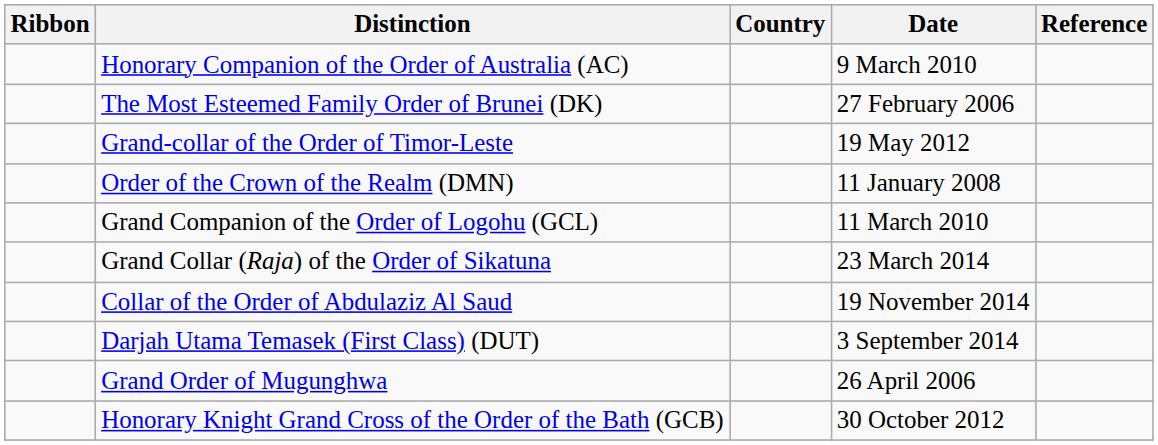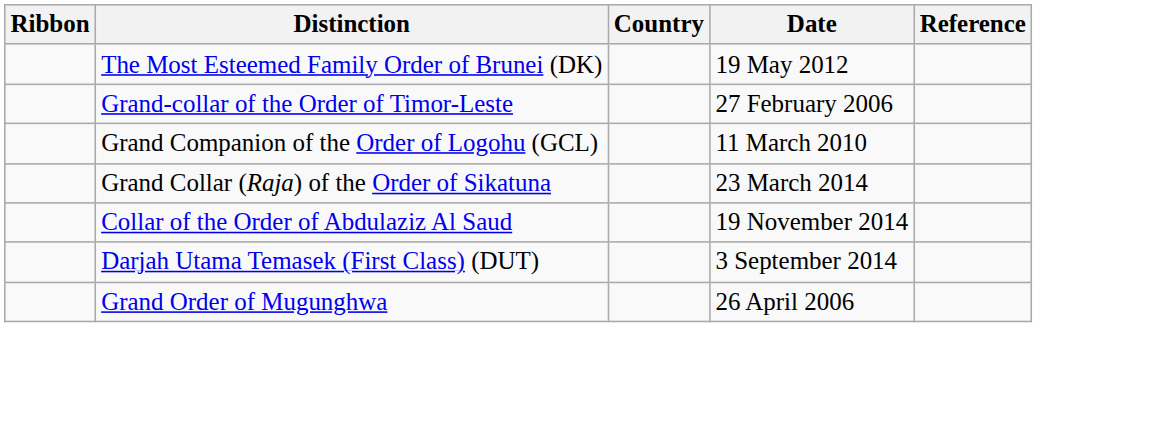- row: (365, 63)
(926, 103) 27 February 2006 -> (782, 63) 19 May 2012
(903, 143) 19 May 2012 -> (804, 103) 27 February 2006
- row: (307, 182)
- row: (412, 420)
